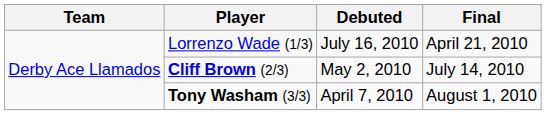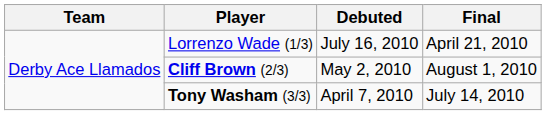(475, 69) July 14, 2010 -> (482, 69) August 1, 2010
(482, 95) August 1, 2010 -> (475, 95) July 14, 2010
